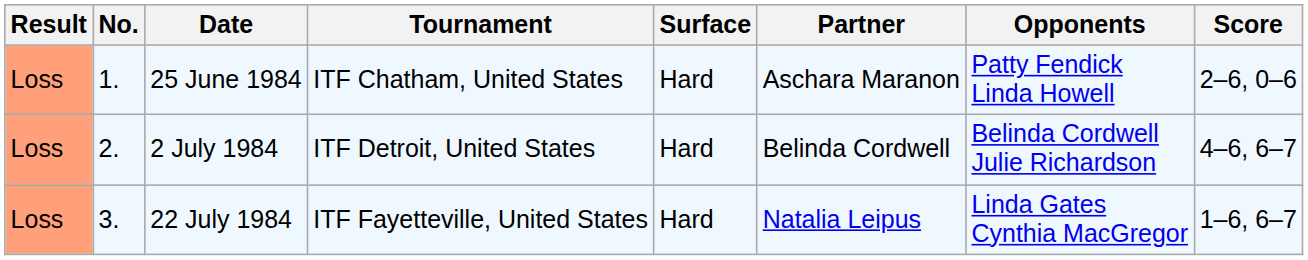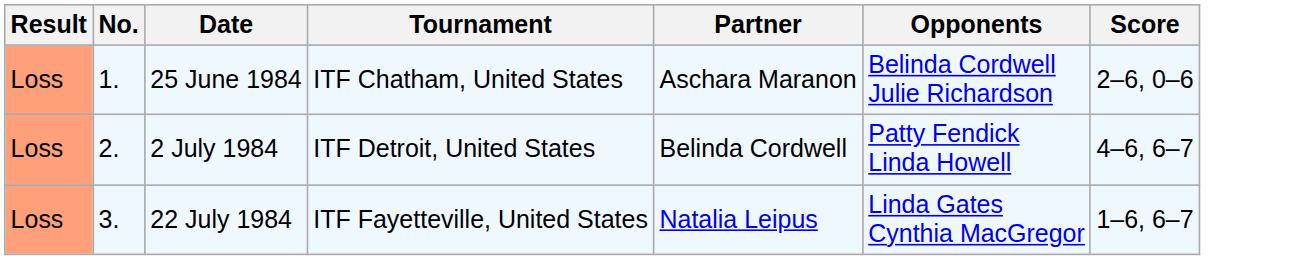- column: (705, 24)
(1047, 79) Patty Fendick Linda Howell -> (962, 79) Belinda Cordwell Julie Richardson
(1065, 148) Belinda Cordwell Julie Richardson -> (944, 148) Patty Fendick Linda Howell
